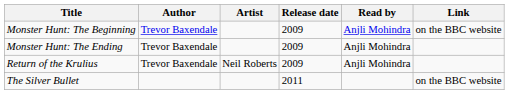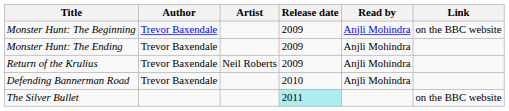+ row: (68, 81)
(292, 81) no background -> (292, 98) paleturquoise background
